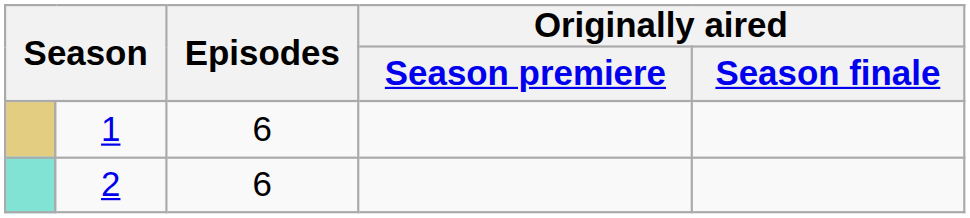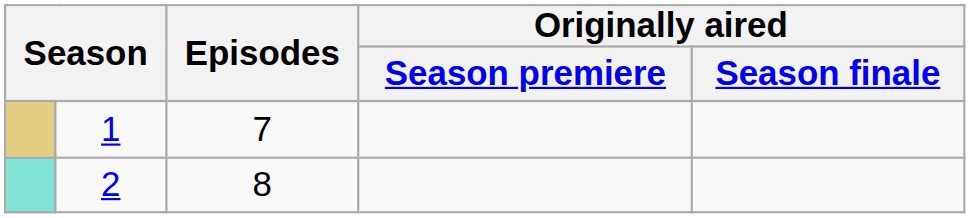(262, 128) 6 -> (262, 128) 7
(262, 184) 6 -> (262, 184) 8
